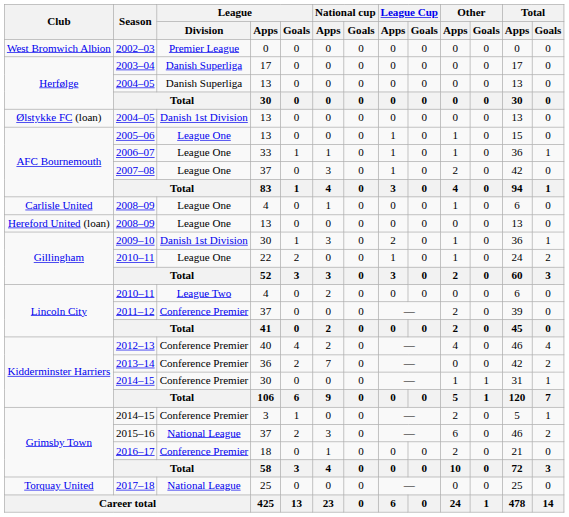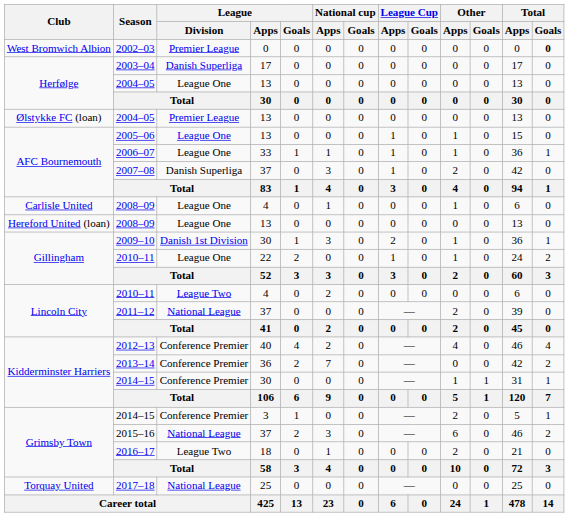(548, 48) normal -> (548, 48) bold
(204, 83) Danish Superliga -> (204, 83) League One
(204, 118) Danish 1st Division -> (204, 118) Premier League
(204, 170) League One -> (204, 170) Danish Superliga
(204, 310) Conference Premier -> (204, 310) National League
(204, 450) Conference Premier -> (204, 450) League Two
